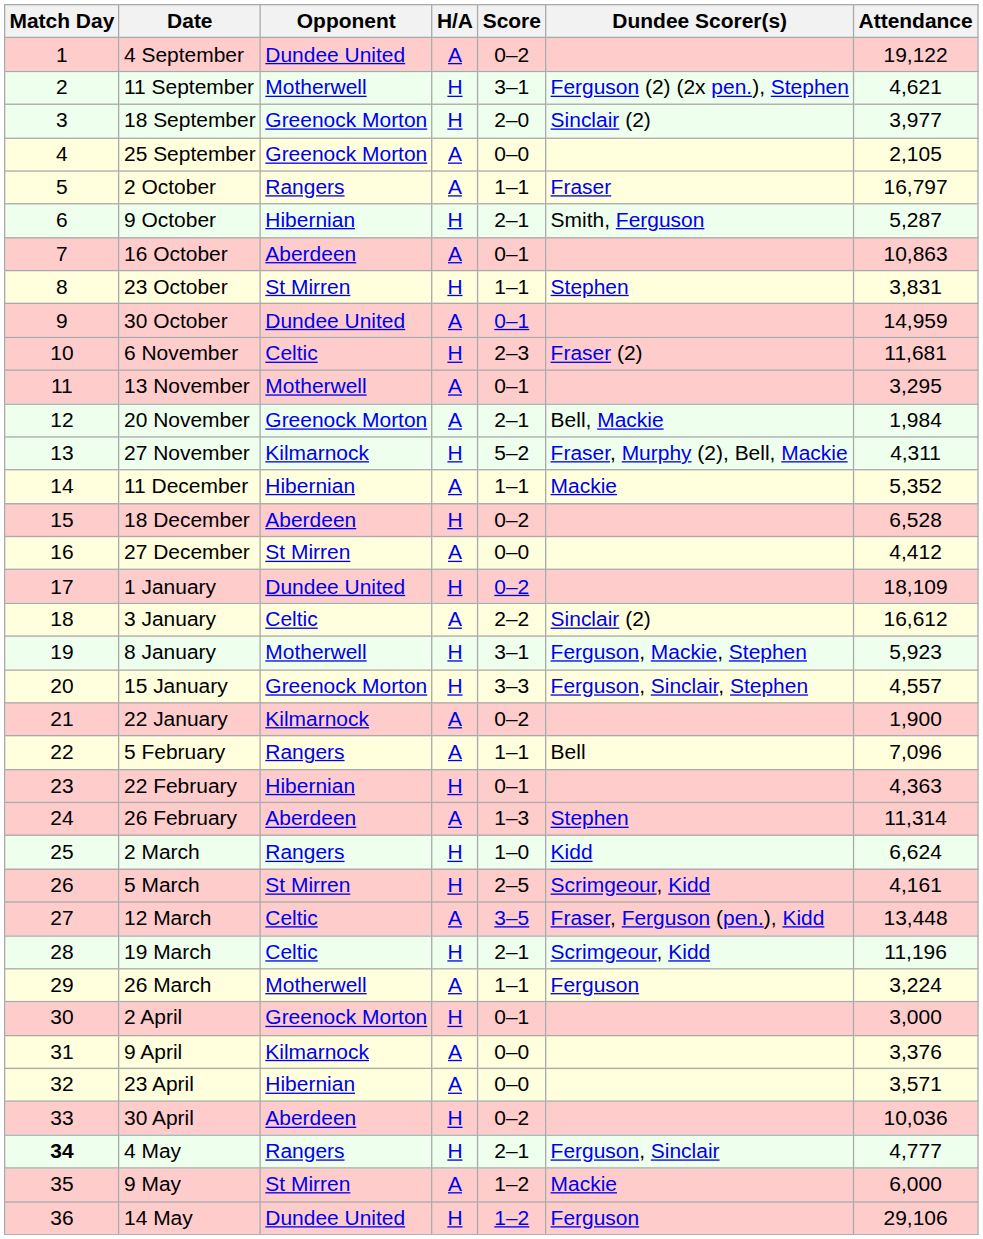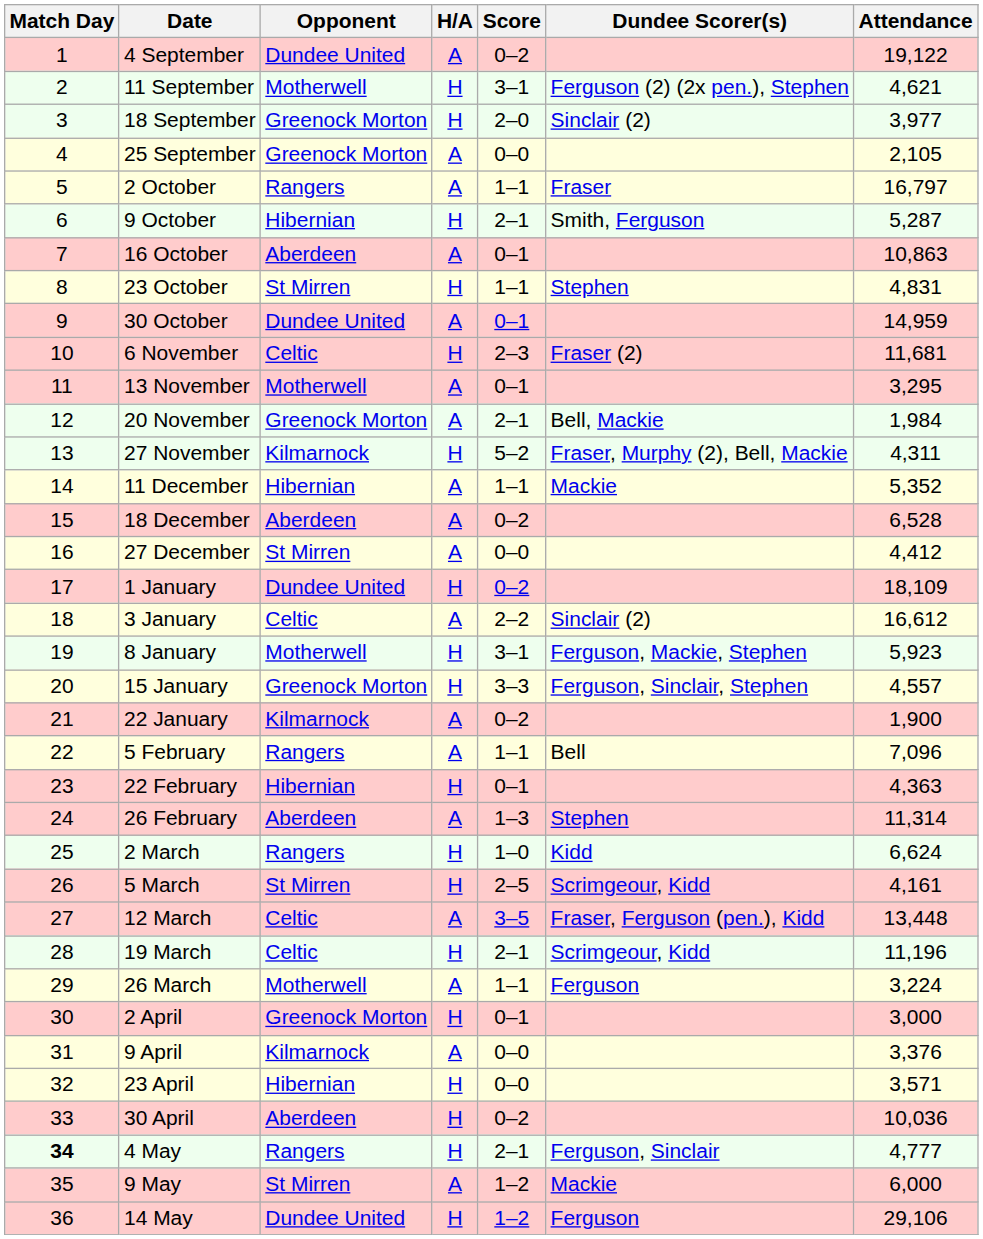(916, 287) 3,831 -> (916, 287) 4,831
(455, 519) H -> (455, 519) A
(455, 1084) A -> (455, 1084) H
